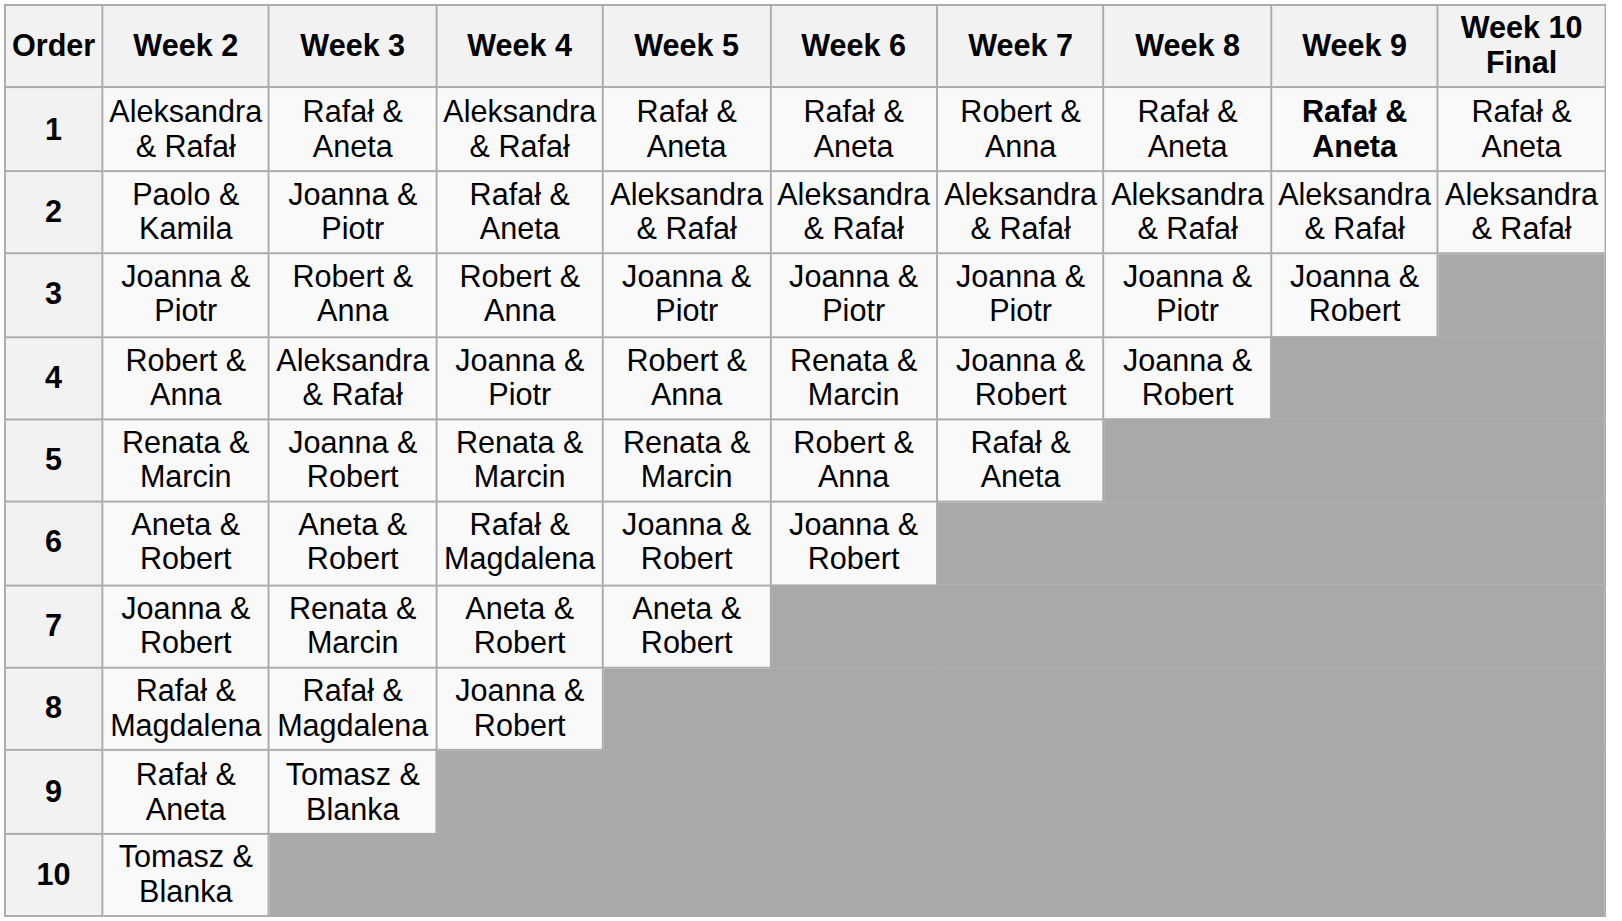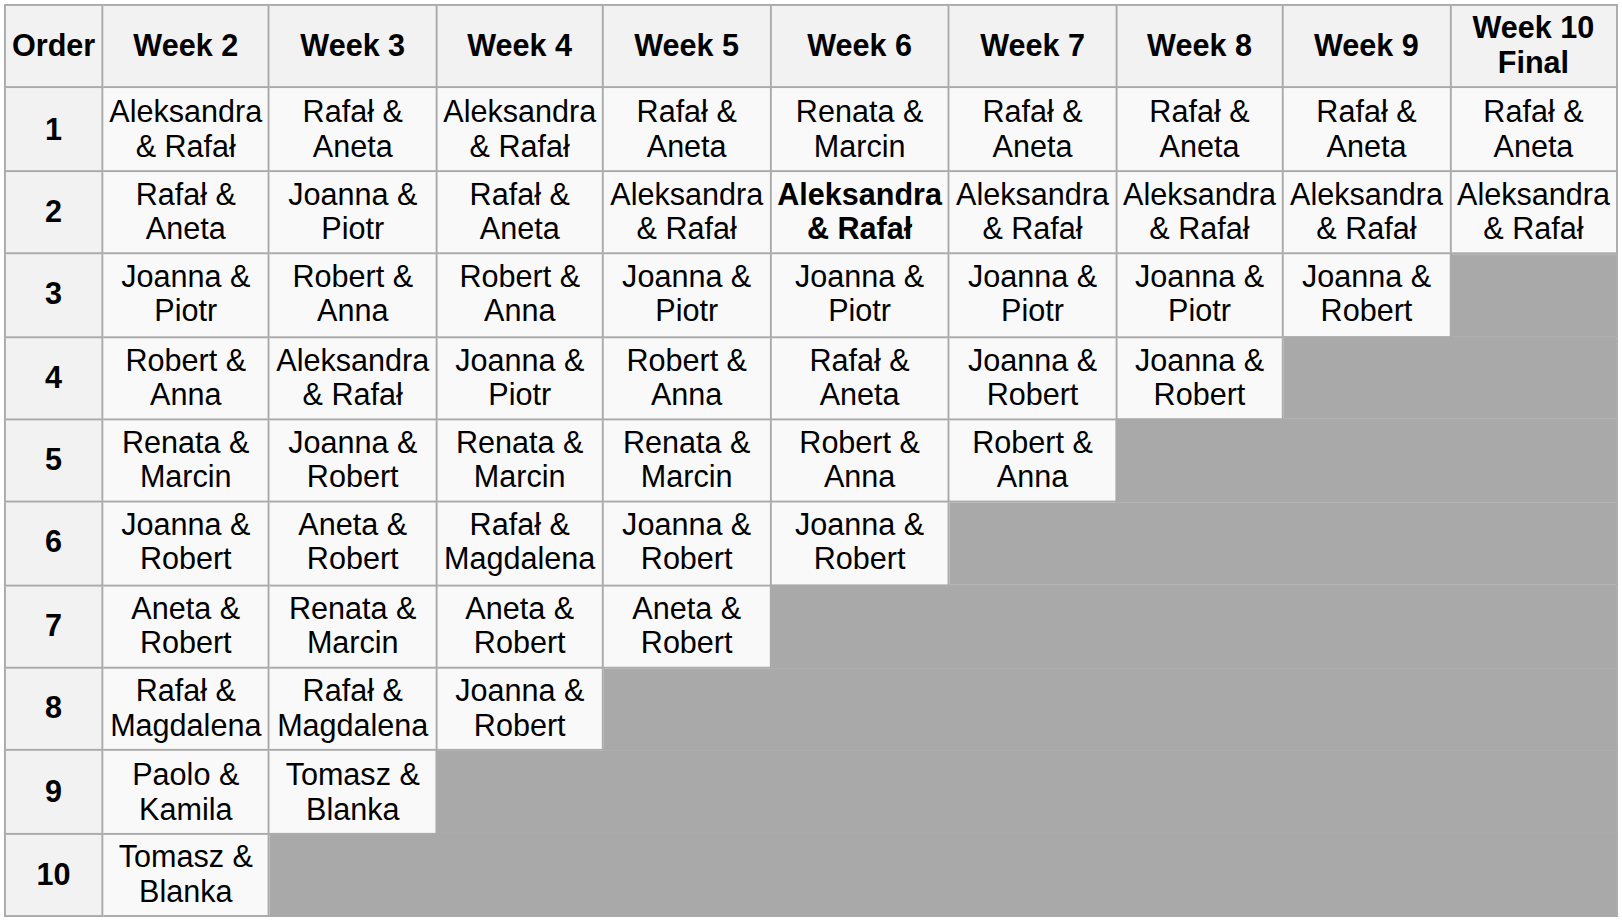(854, 128) Rafał & Aneta -> (860, 128) Renata & Marcin
(1021, 128) Robert & Anna -> (1033, 128) Rafał & Aneta
(1355, 128) bold -> (1366, 128) normal
(186, 211) Paolo & Kamila -> (186, 211) Rafał & Aneta
(854, 211) normal -> (860, 211) bold
(854, 377) Renata & Marcin -> (860, 377) Rafał & Aneta
(1021, 460) Rafał & Aneta -> (1033, 460) Robert & Anna
(186, 543) Aneta & Robert -> (186, 543) Joanna & Robert
(186, 625) Joanna & Robert -> (186, 625) Aneta & Robert
(186, 791) Rafał & Aneta -> (186, 791) Paolo & Kamila
